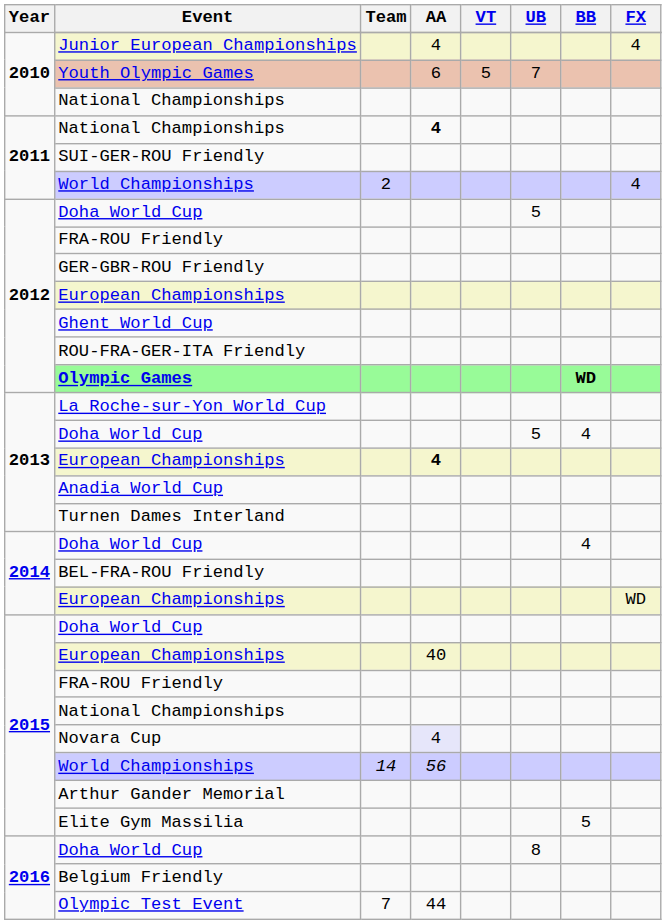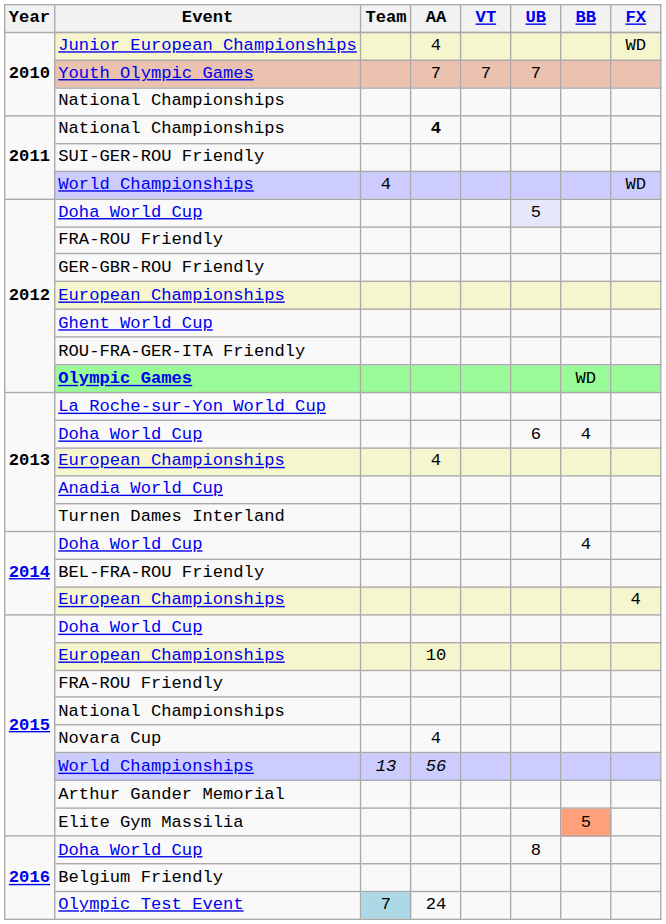(636, 47) 4 -> (636, 47) WD
(436, 74) 6 -> (436, 74) 7
(486, 74) 5 -> (486, 74) 7
(386, 185) 2 -> (386, 185) 4
(636, 185) 4 -> (636, 185) WD
(536, 213) no background -> (536, 213) lavender background
(586, 379) bold -> (586, 379) normal
(536, 435) 5 -> (536, 435) 6
(436, 462) bold -> (436, 462) normal
(636, 601) WD -> (636, 601) 4
(436, 656) 40 -> (436, 656) 10
(436, 739) lavender background -> (436, 739) no background
(386, 767) 14 -> (386, 767) 13
(586, 823) no background -> (586, 823) lightsalmon background
(386, 906) no background -> (386, 906) lightblue background
(436, 906) 44 -> (436, 906) 24
